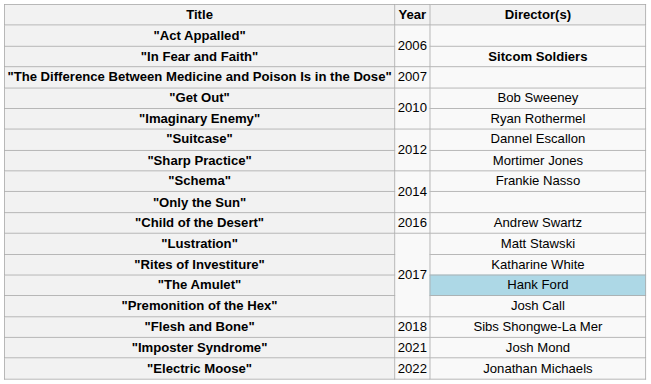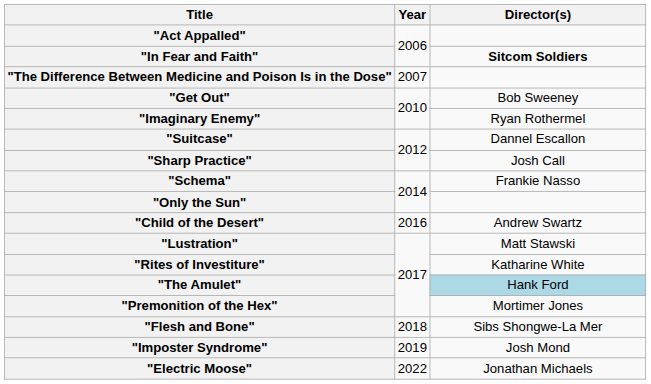(538, 160) Mortimer Jones -> (538, 160) Josh Call
(538, 306) Josh Call -> (538, 306) Mortimer Jones
(412, 347) 2021 -> (412, 347) 2019
